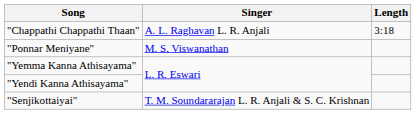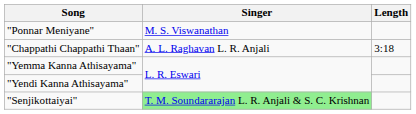rows swapped: (73, 30) <-> (50, 48)
(257, 100) no background -> (257, 100) lightgreen background
